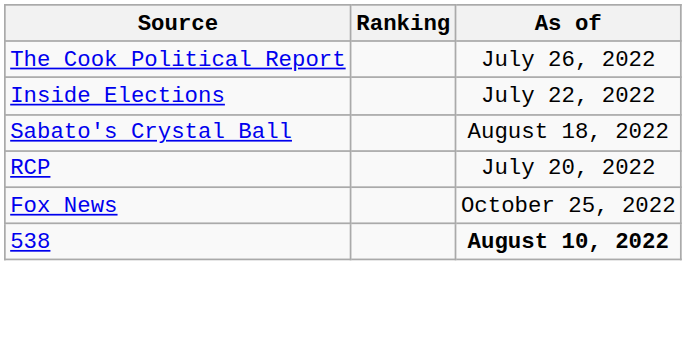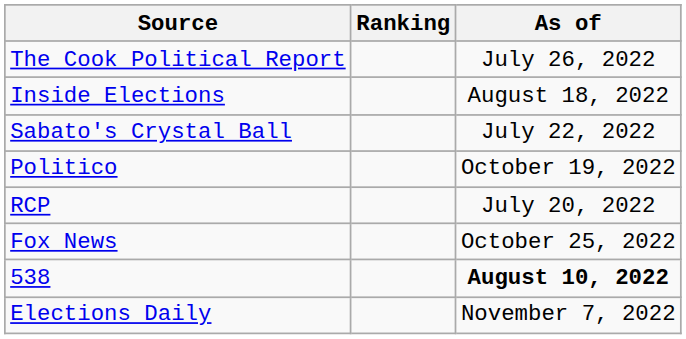(568, 96) July 22, 2022 -> (568, 96) August 18, 2022
(568, 132) August 18, 2022 -> (568, 132) July 22, 2022
+ row: (64, 169)
+ row: (111, 315)
